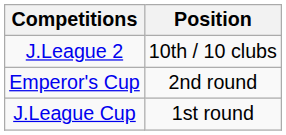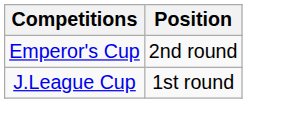- row: (74, 51)
